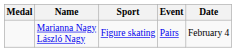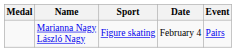columns swapped: (172, 12) <-> (209, 12)
